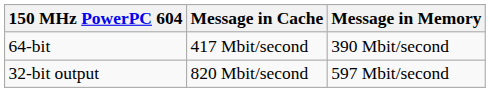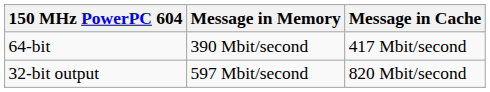columns swapped: (406, 18) <-> (257, 18)
